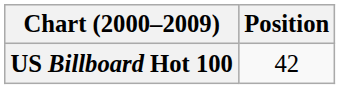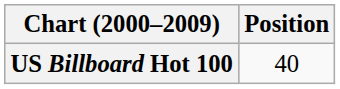(287, 63) 42 -> (287, 63) 40
